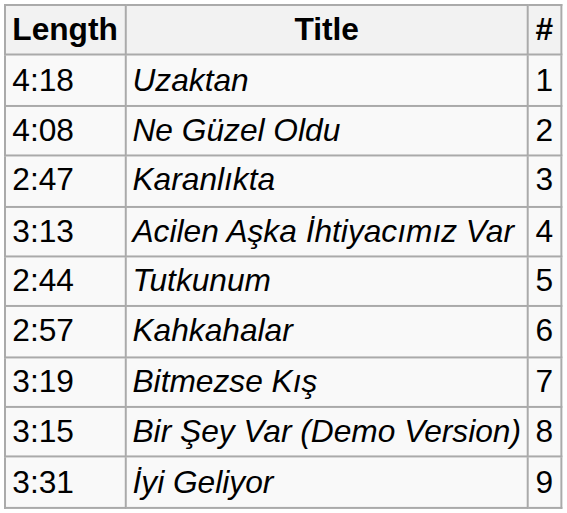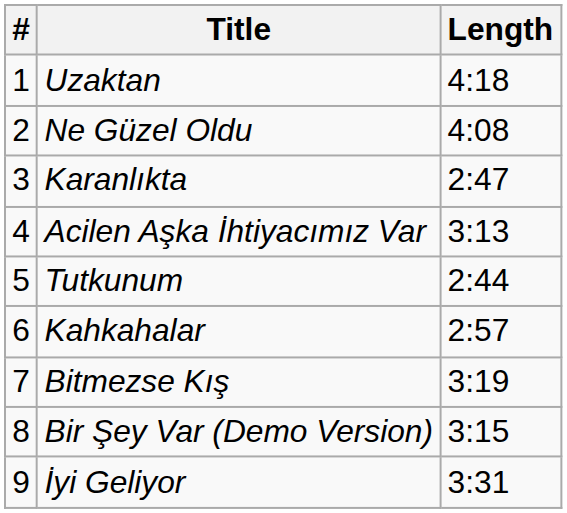columns swapped: (544, 29) <-> (65, 29)
